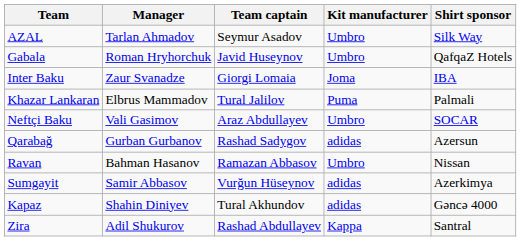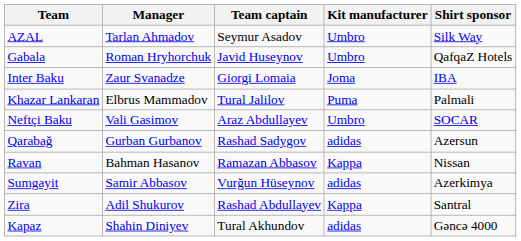(346, 162) Umbro -> (344, 162) Kappa
rows swapped: (19, 225) <-> (24, 204)
